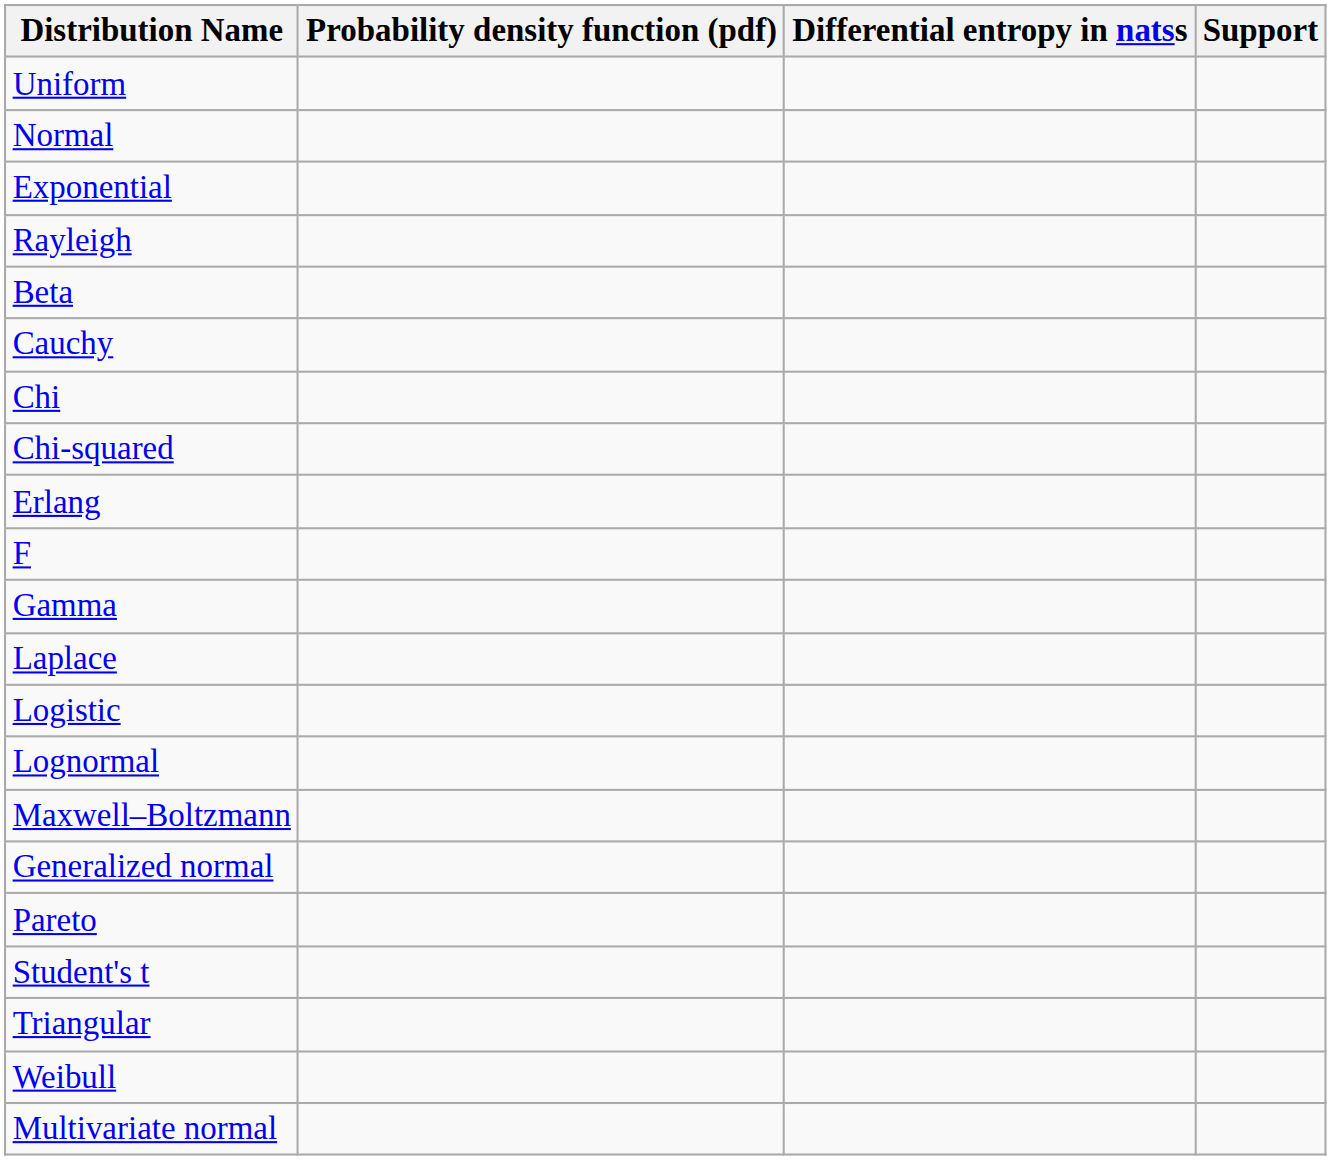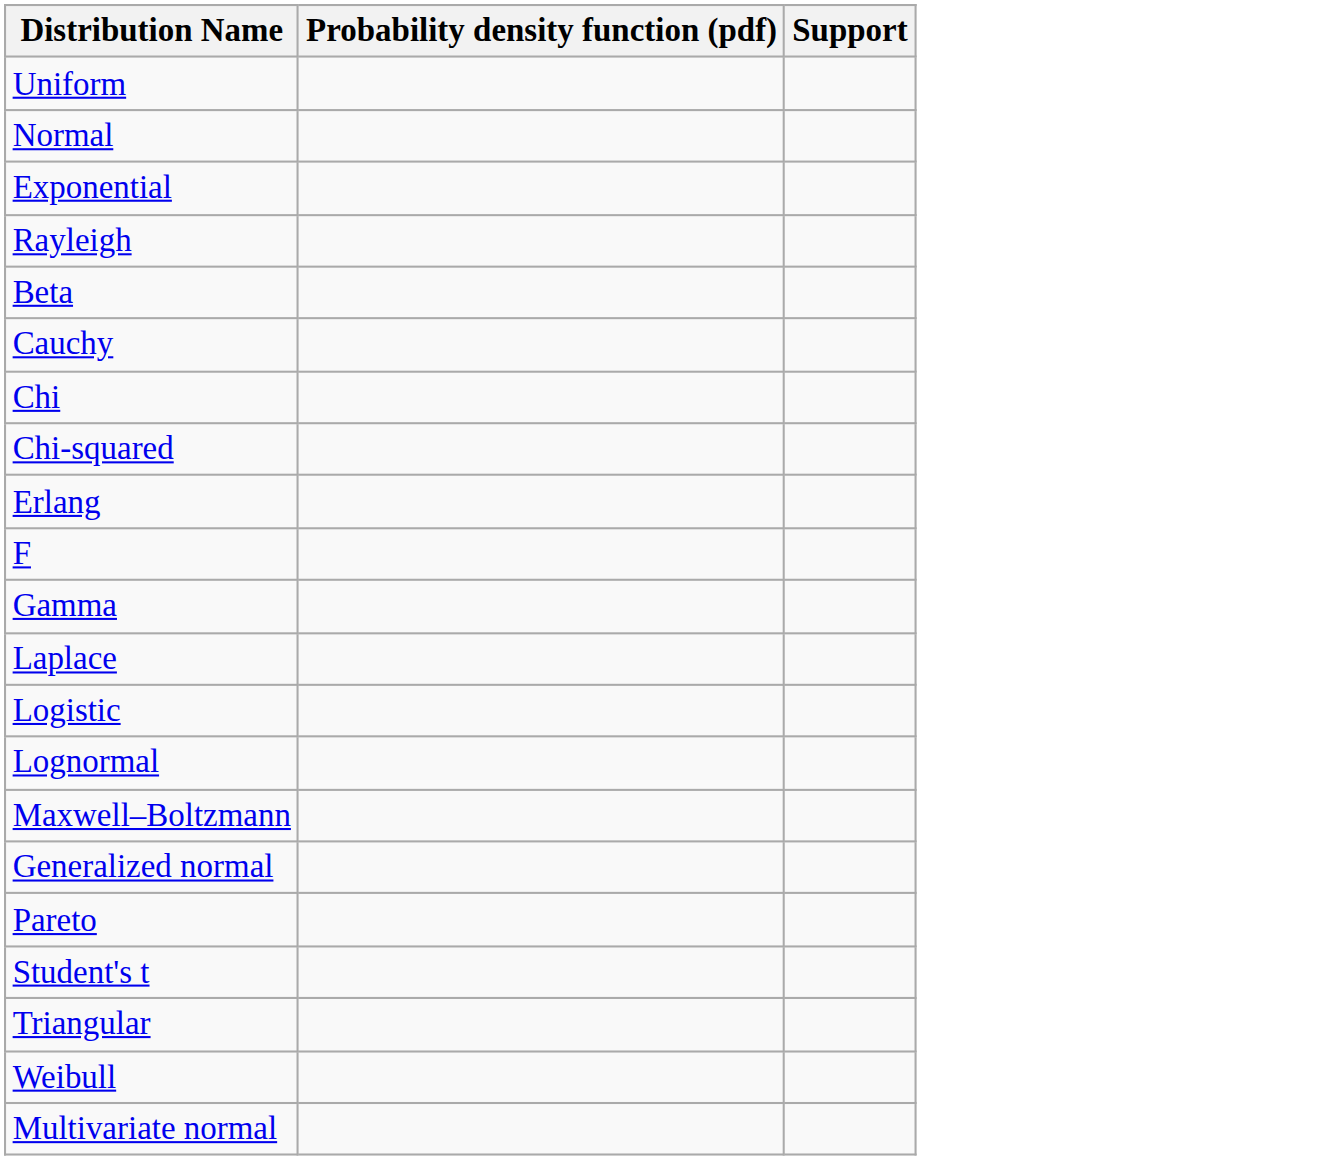- column: (990, 30)
